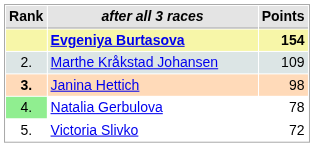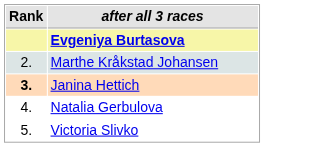- column: (283, 17)
(26, 108) lightgreen background -> (26, 108) no background
